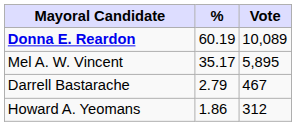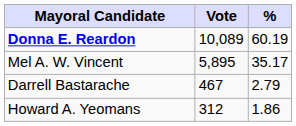columns swapped: (265, 16) <-> (217, 16)
